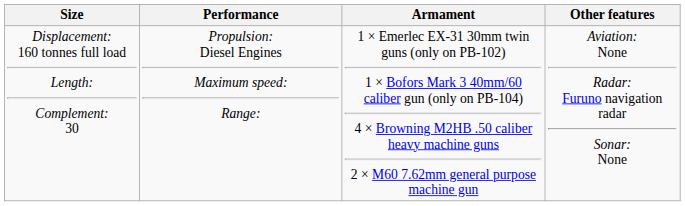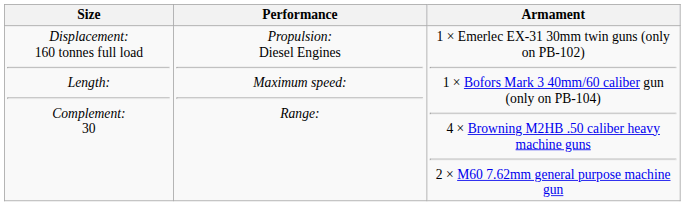- column: (612, 15)
